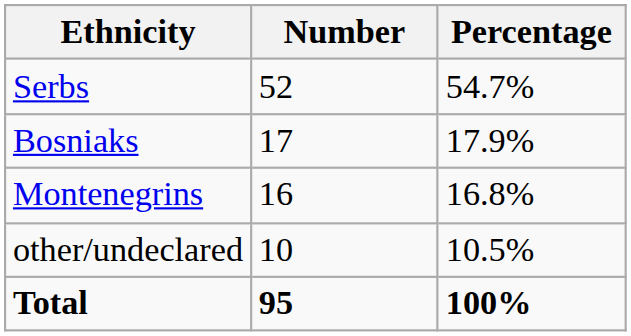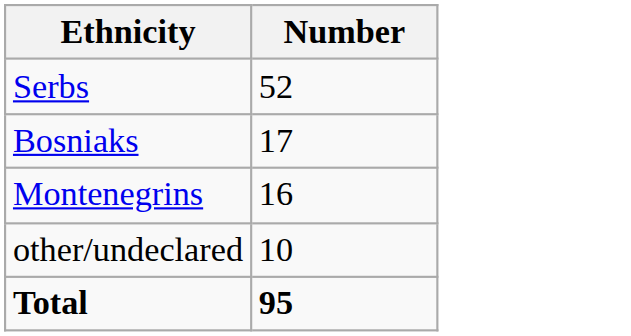- column: (531, 31)
